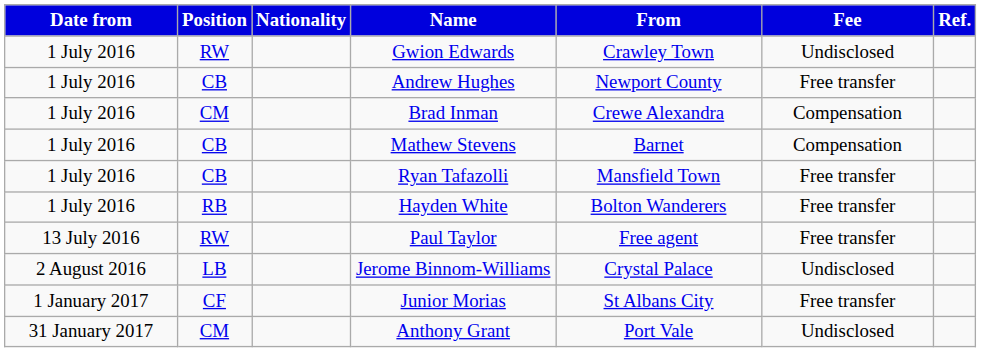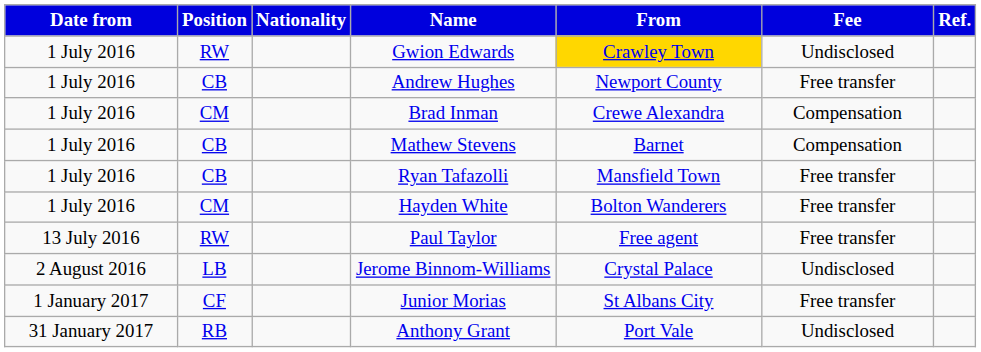(659, 51) no background -> (659, 51) gold background
(214, 207) RB -> (214, 207) CM
(214, 331) CM -> (214, 331) RB
